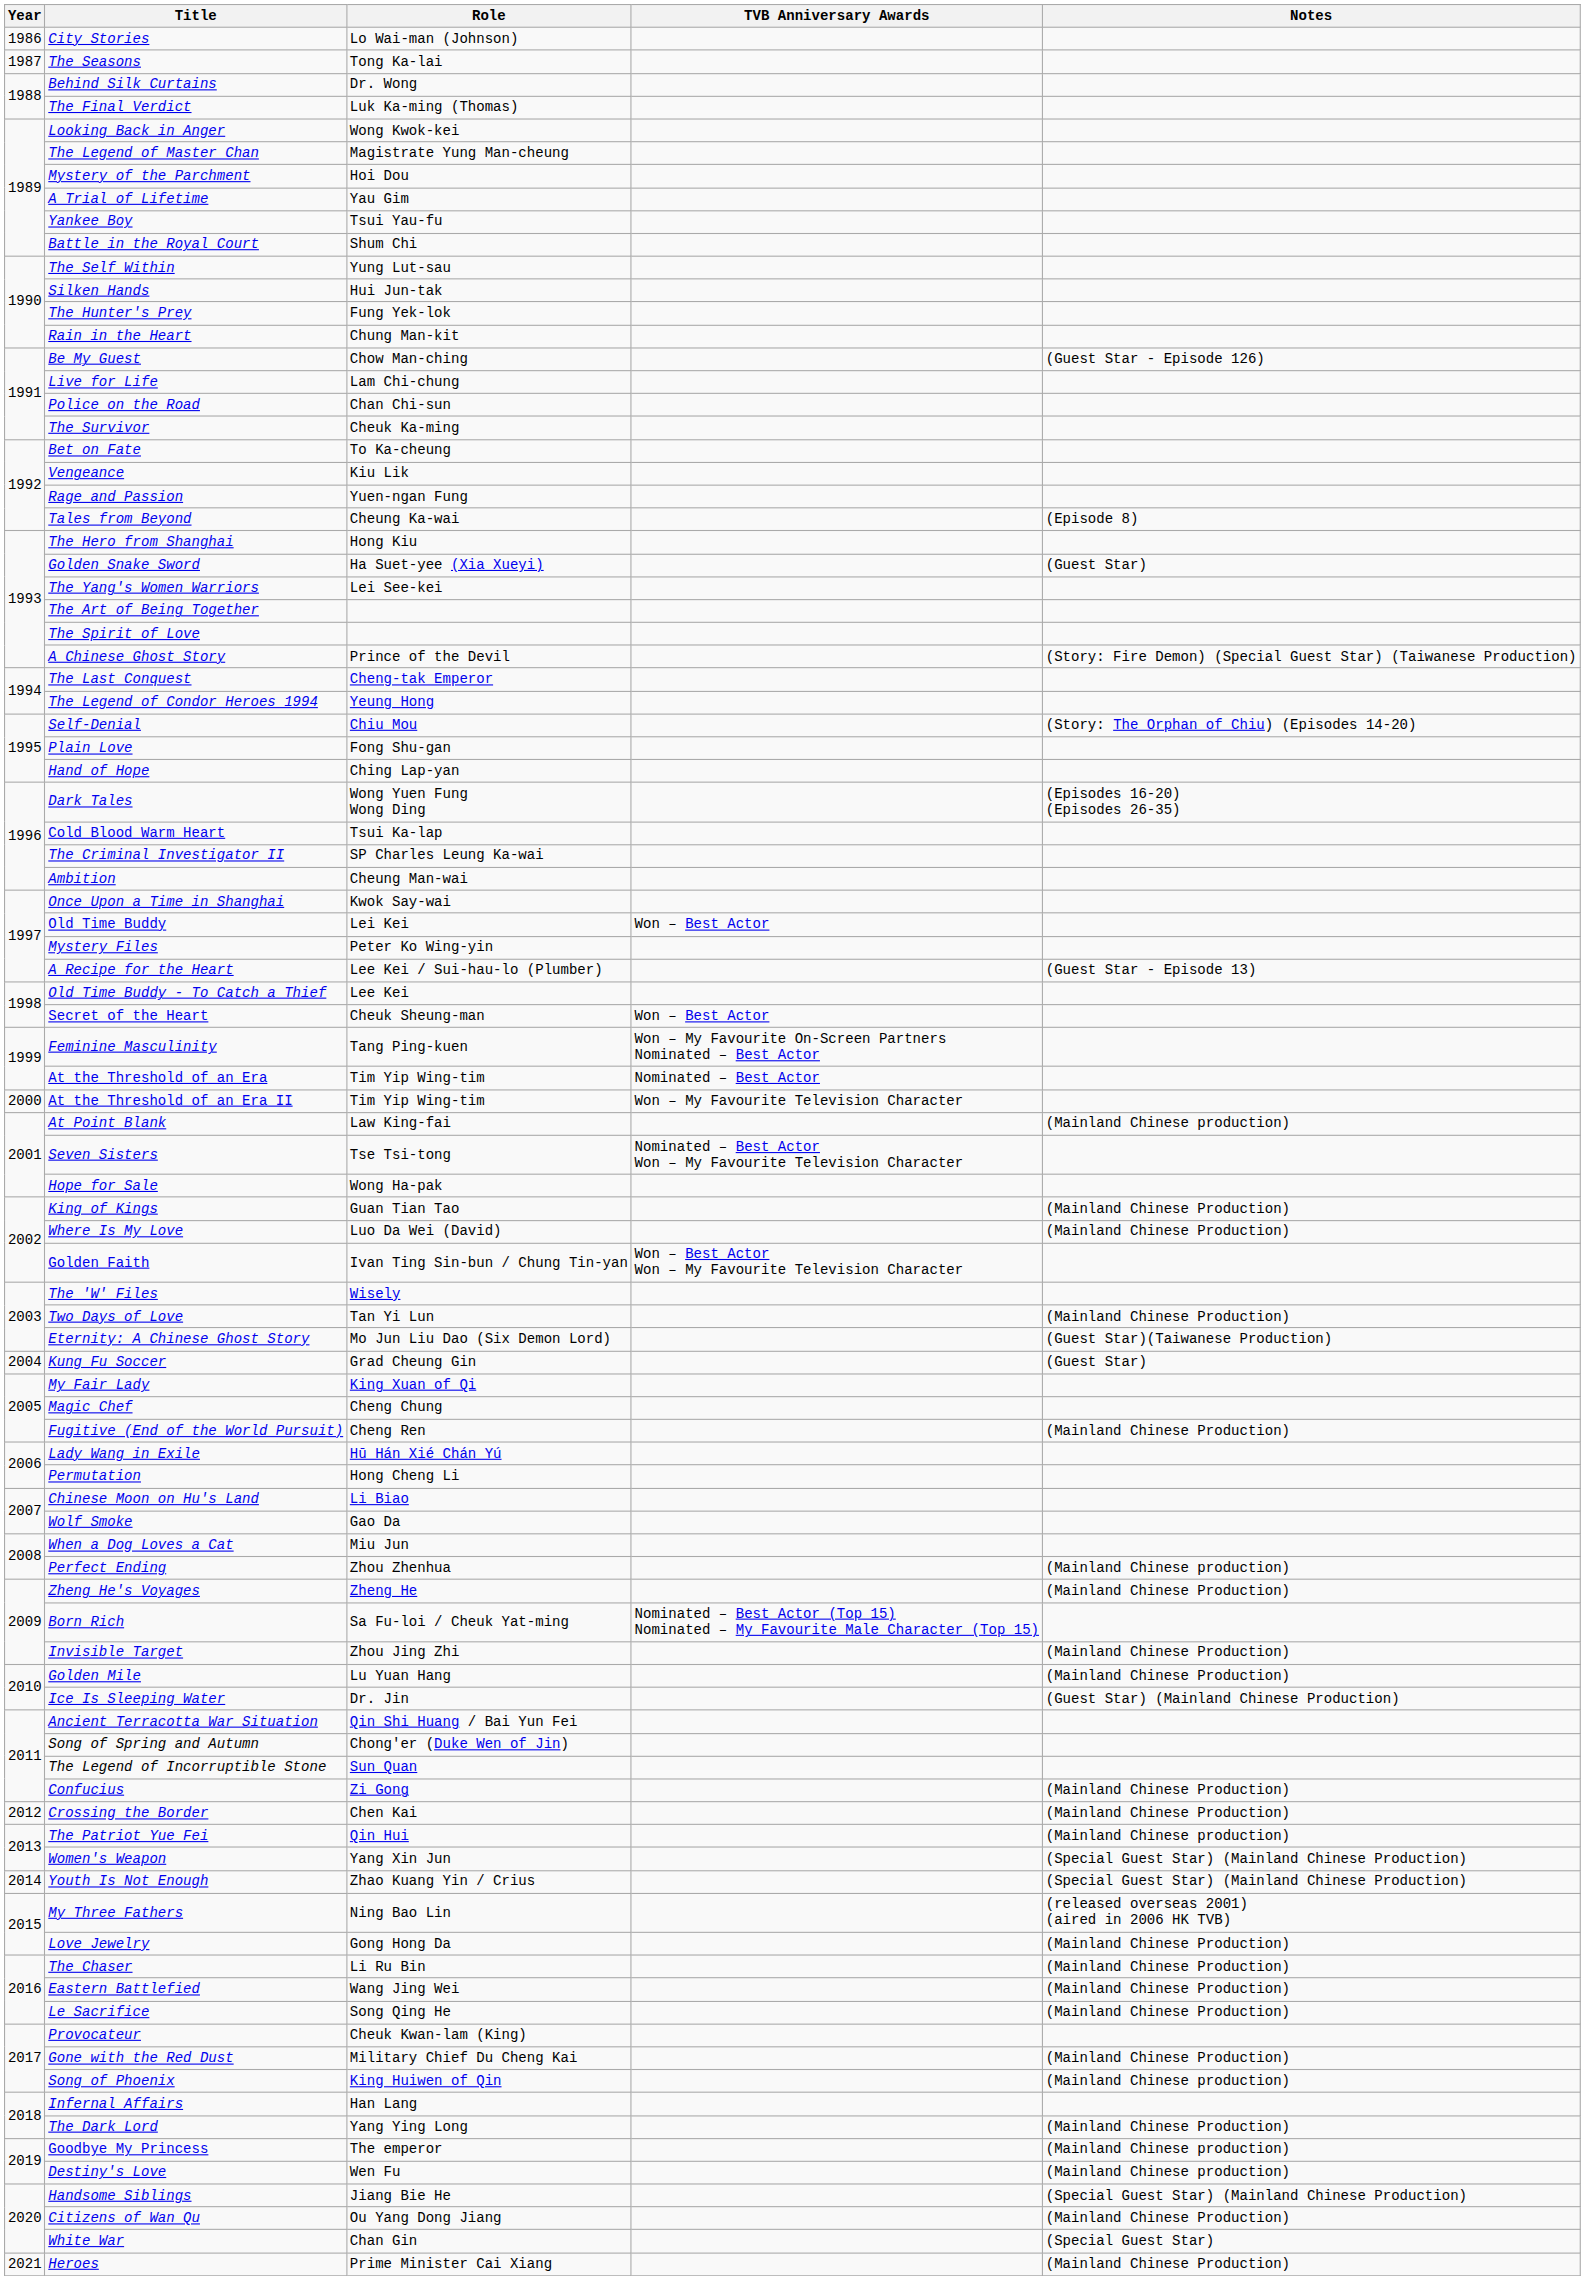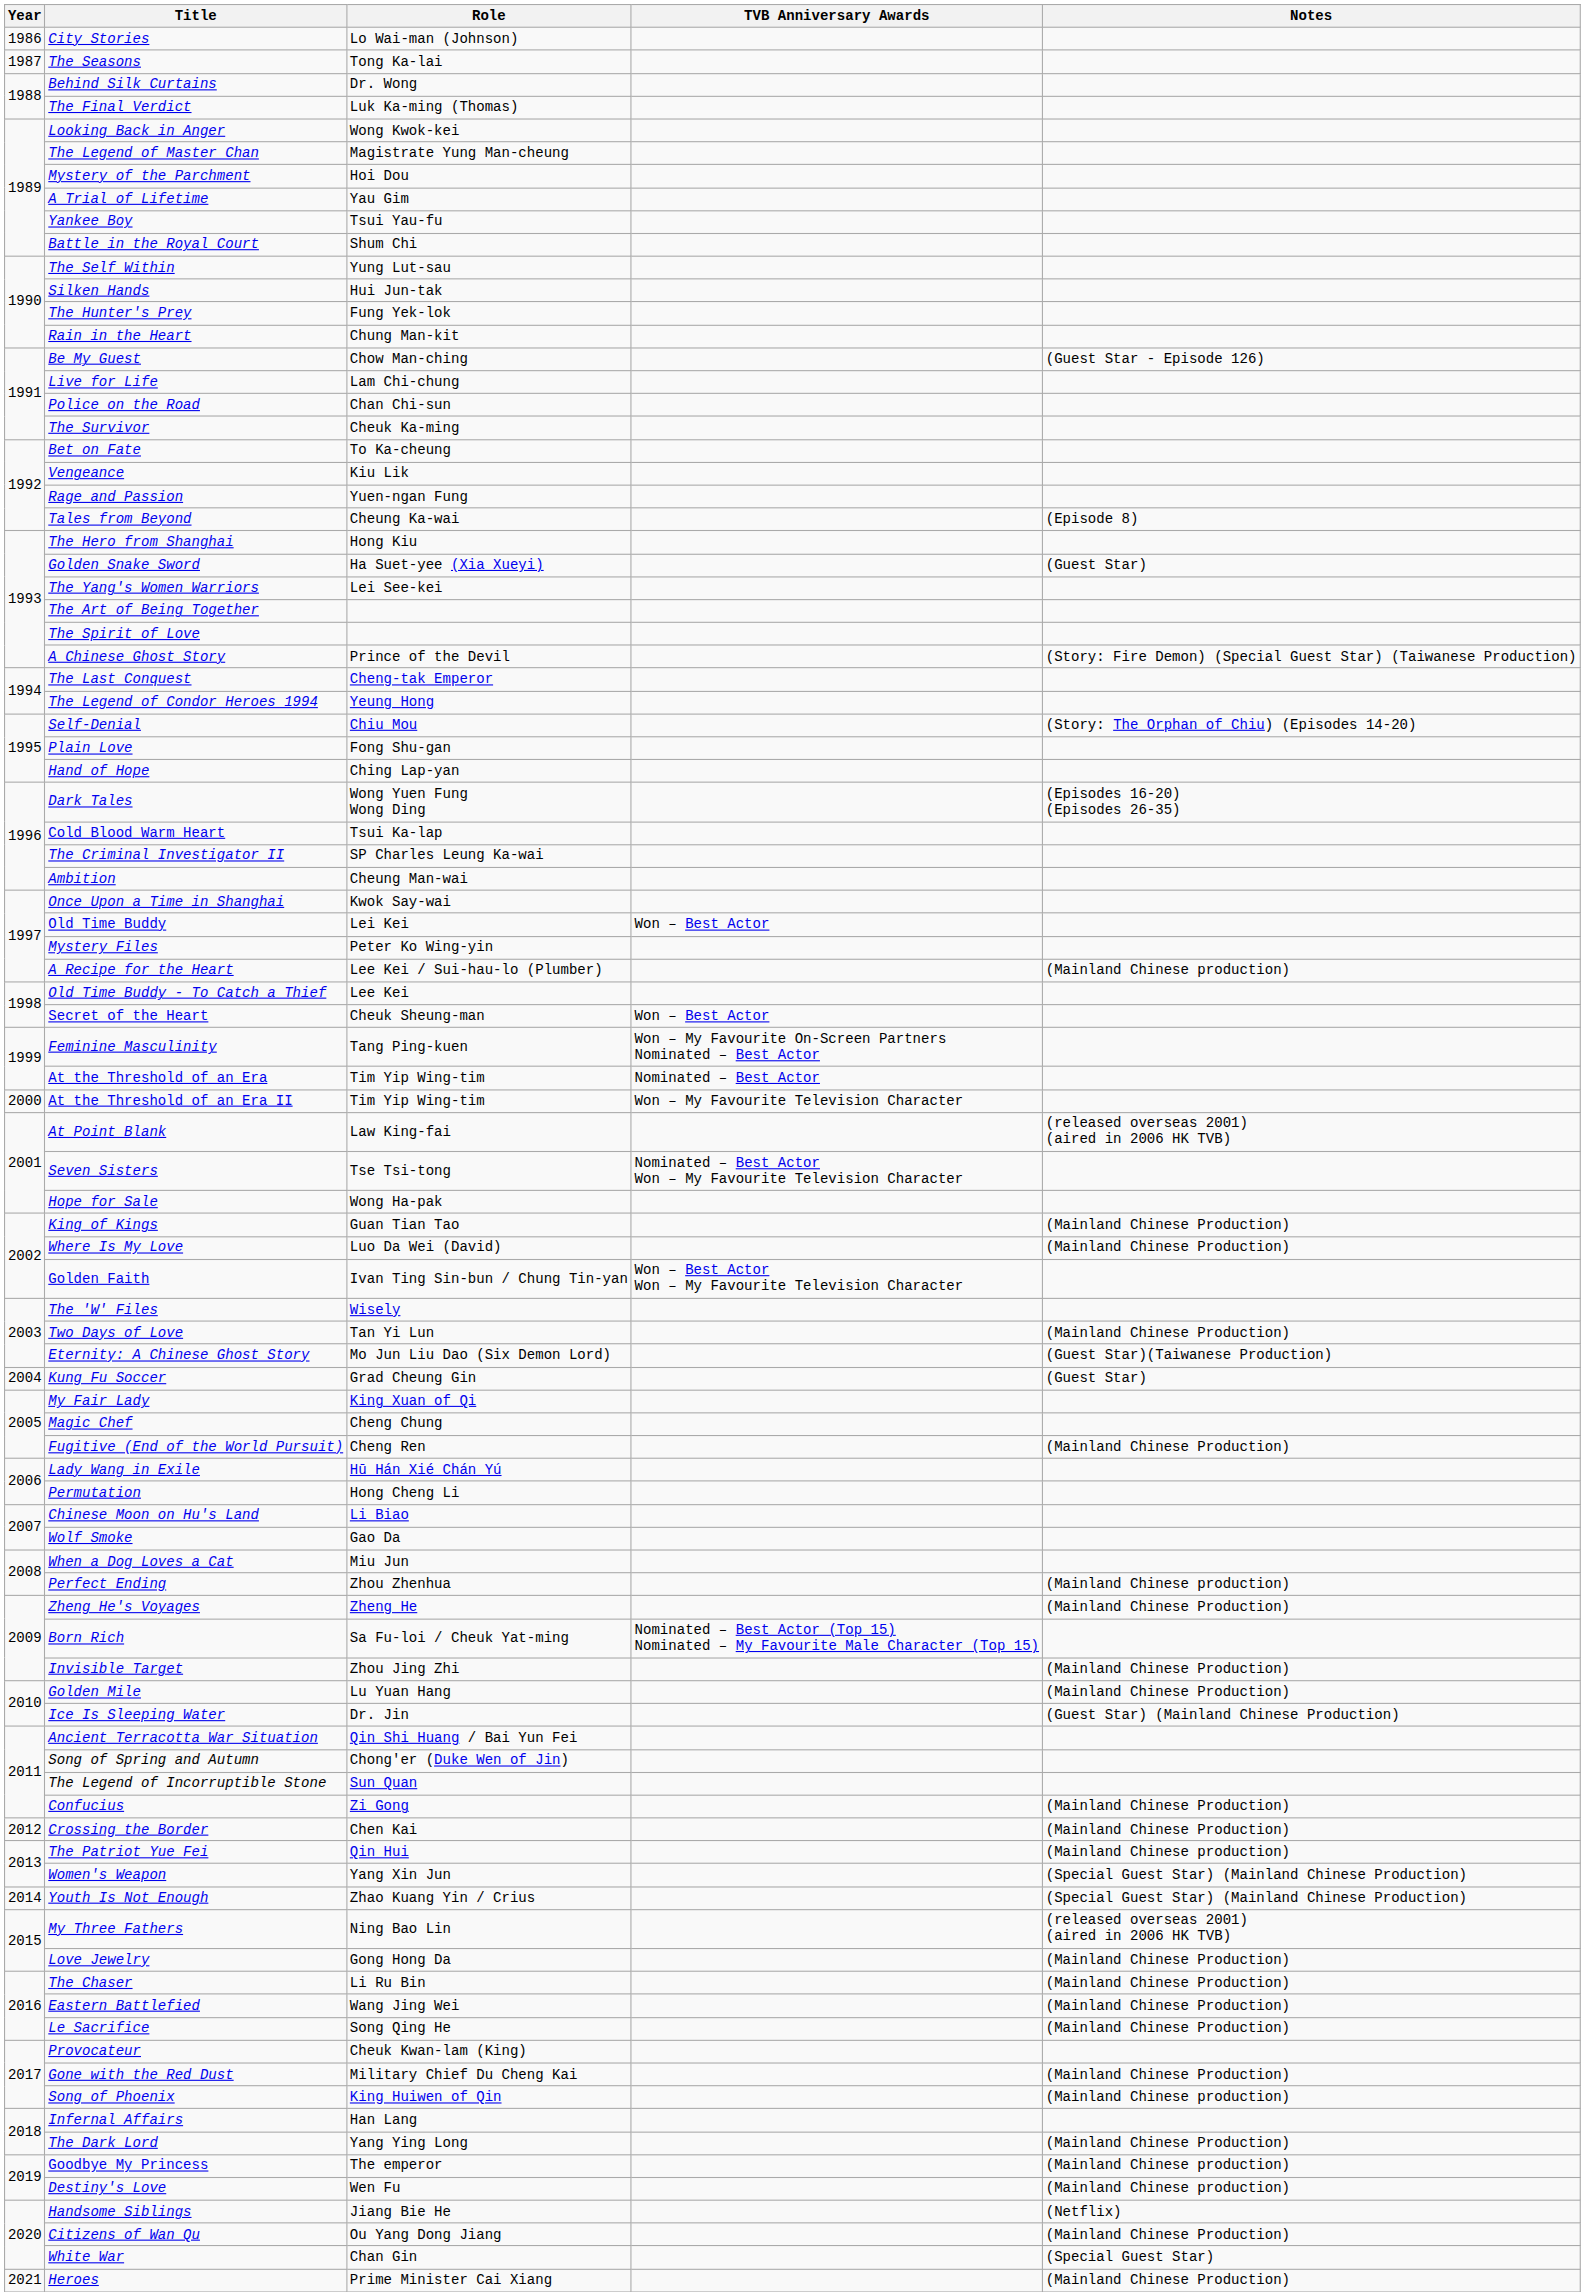(1151, 970) (Guest Star - Episode 13) -> (1168, 970) (Mainland Chinese production)
(1168, 1124) (Mainland Chinese production) -> (1147, 1132) (released overseas 2001) (aired in 2006 HK TVB)
(1256, 2195) (Special Guest Star) (Mainland Chinese Production) -> (1084, 2212) (Netflix)
